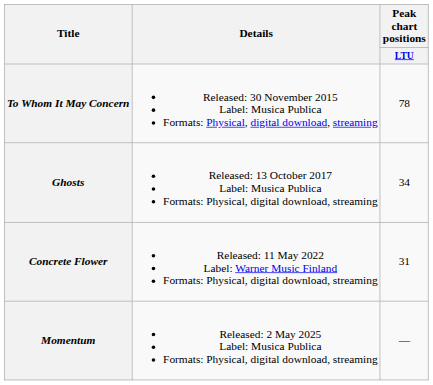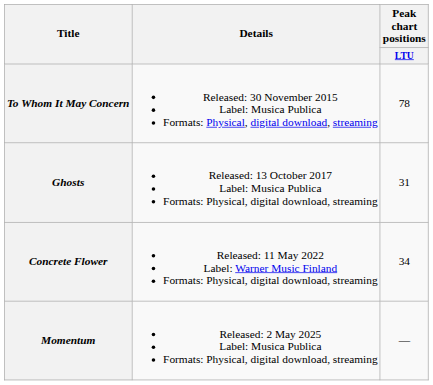(404, 182) 34 -> (404, 182) 31
(404, 261) 31 -> (404, 261) 34
